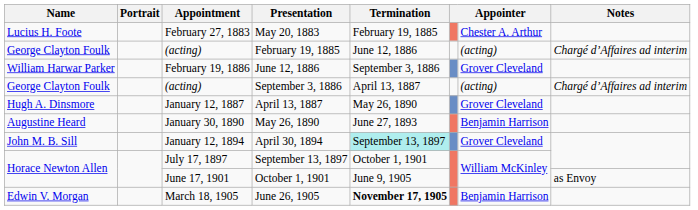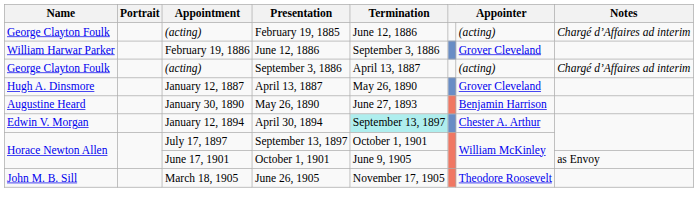- row: (287, 31)
(42, 141) John M. B. Sill -> (48, 123) Edwin V. Morgan
(502, 141) Grover Cleveland -> (500, 123) Chester A. Arthur
(48, 196) Edwin V. Morgan -> (42, 178) John M. B. Sill
(400, 196) bold -> (399, 178) normal
(504, 196) Benjamin Harrison -> (505, 178) Theodore Roosevelt
